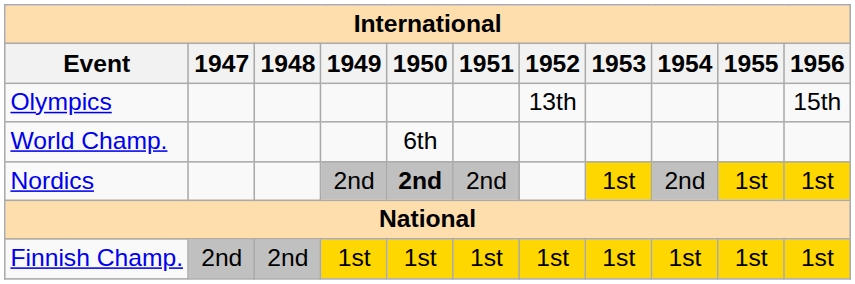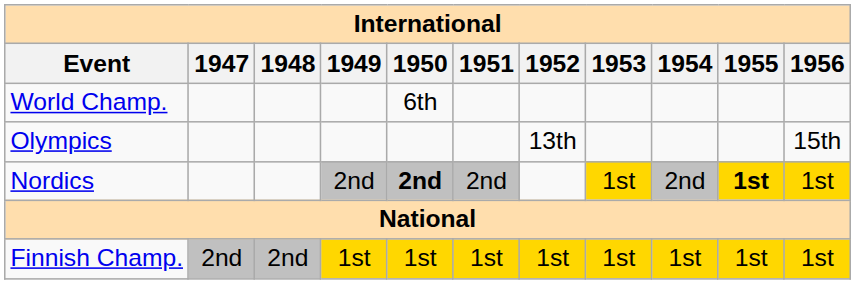rows swapped: (61, 102) <-> (89, 141)
(751, 180) normal -> (751, 180) bold
